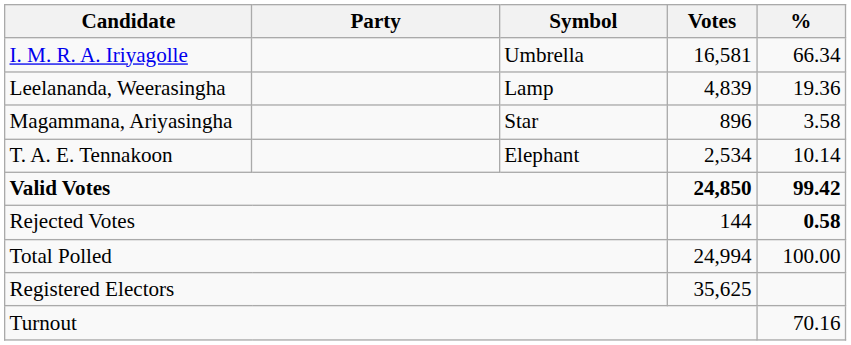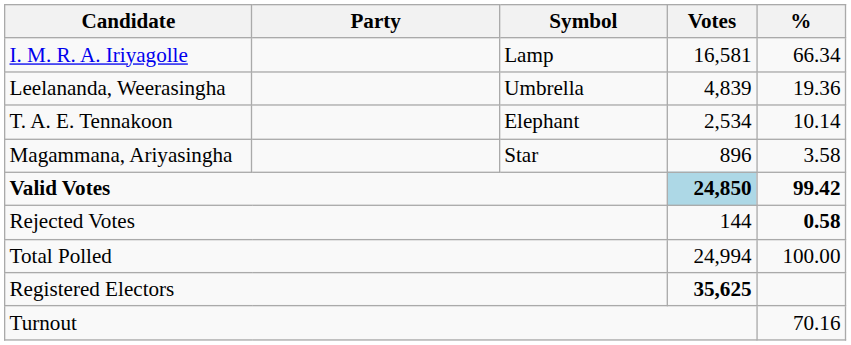(544, 54) Umbrella -> (529, 54) Lamp
(529, 88) Lamp -> (544, 88) Umbrella
rows swapped: (91, 155) <-> (121, 121)
(722, 188) no background -> (722, 188) lightblue background
(722, 289) normal -> (722, 289) bold
